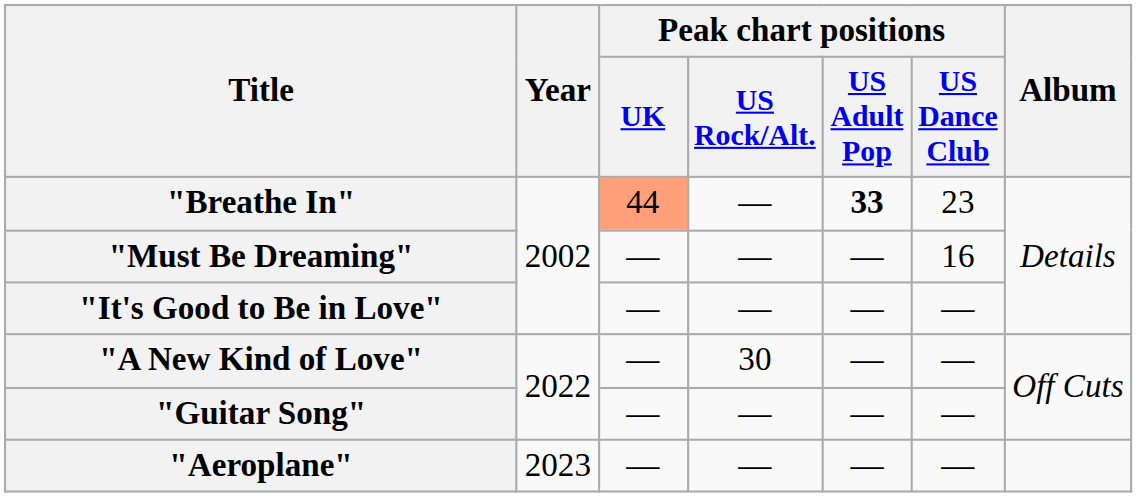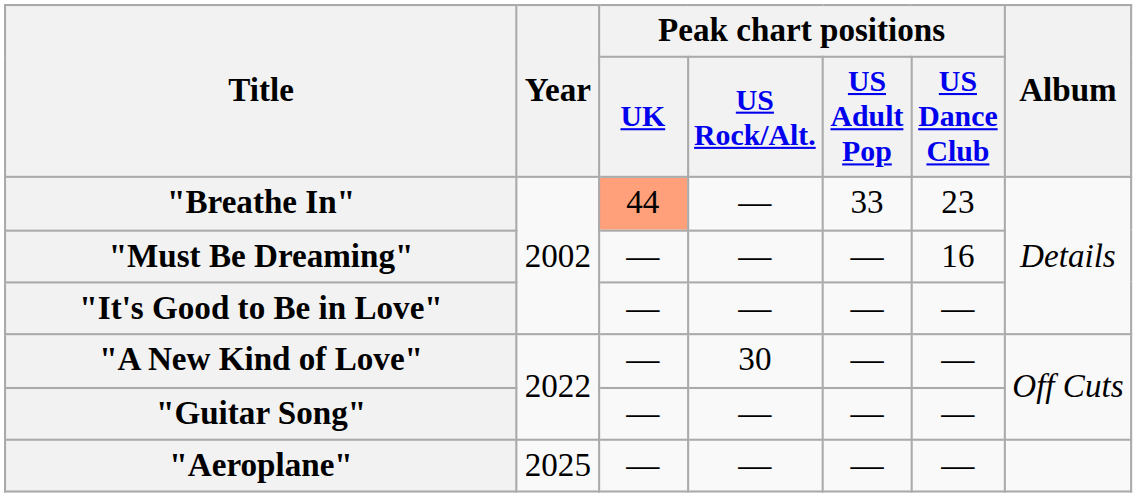(867, 202) bold -> (867, 202) normal
(558, 465) 2023 -> (558, 465) 2025
